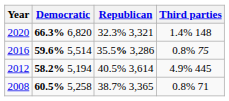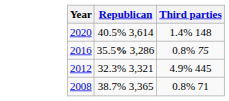- column: (63, 14)
(126, 32) 32.3% 3,321 -> (126, 32) 40.5% 3,614
(126, 68) 40.5% 3,614 -> (126, 68) 32.3% 3,321
